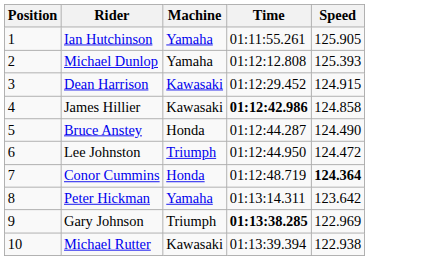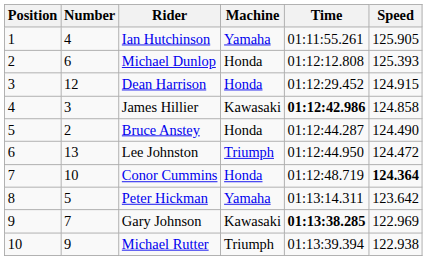+ column: (90, 15)
(190, 61) Yamaha -> (243, 61) Honda
(195, 84) Kawasaki -> (243, 84) Honda
(191, 221) Triumph -> (252, 221) Kawasaki
(195, 244) Kawasaki -> (249, 244) Triumph
